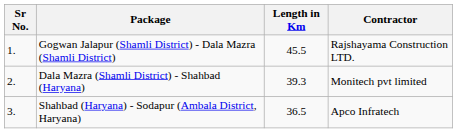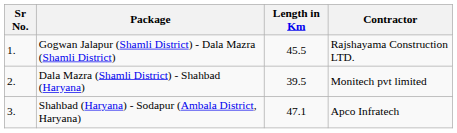(296, 81) 39.3 -> (296, 81) 39.5
(296, 112) 36.5 -> (296, 112) 47.1
